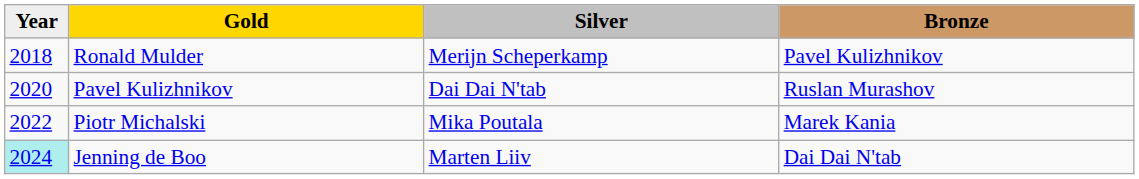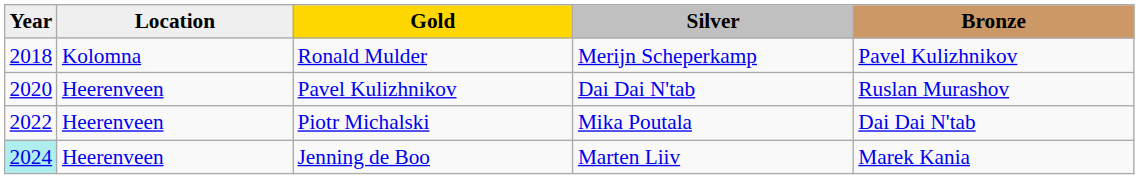+ column: (175, 21)
(840, 122) Marek Kania -> (917, 122) Dai Dai N'tab
(842, 156) Dai Dai N'tab -> (914, 156) Marek Kania
